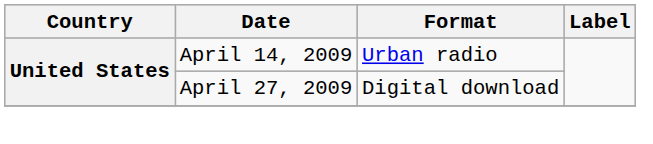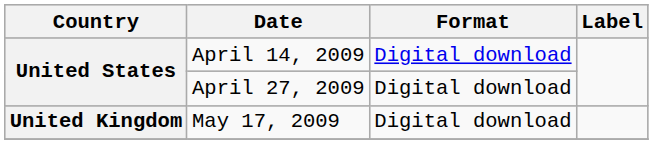(430, 55) Urban radio -> (473, 55) Digital download
+ row: (266, 122)
